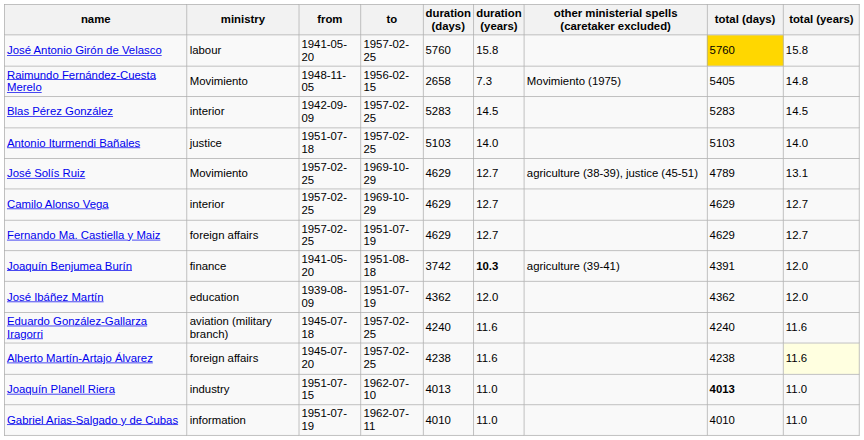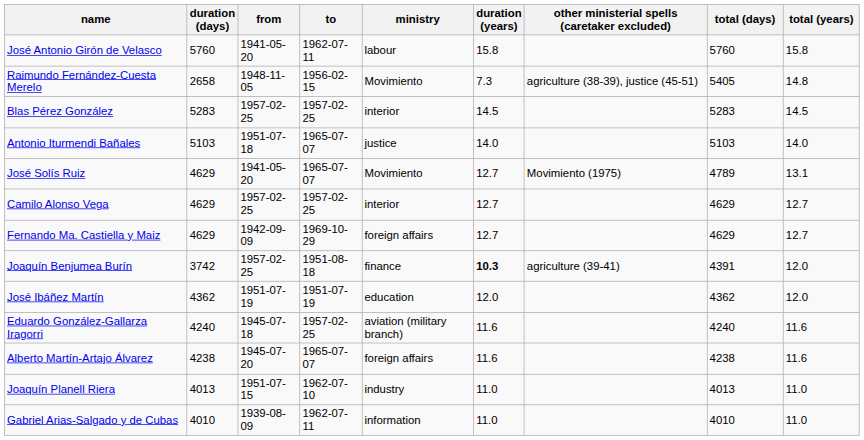columns swapped: (243, 19) <-> (448, 19)
(386, 50) 1957-02-25 -> (325, 50) 1962-07-11
(722, 50) gold background -> (722, 50) no background
(574, 81) Movimiento (1975) -> (612, 81) agriculture (38-39), justice (45-51)
(324, 112) 1942-09-09 -> (263, 112) 1957-02-25
(386, 143) 1957-02-25 -> (325, 143) 1965-07-07
(324, 173) 1957-02-25 -> (263, 173) 1941-05-20
(386, 173) 1969-10-29 -> (325, 173) 1965-07-07
(612, 173) agriculture (38-39), justice (45-51) -> (574, 173) Movimiento (1975)
(386, 204) 1969-10-29 -> (325, 204) 1957-02-25
(324, 235) 1957-02-25 -> (263, 235) 1942-09-09
(386, 235) 1951-07-19 -> (325, 235) 1969-10-29
(324, 266) 1941-05-20 -> (263, 266) 1957-02-25
(324, 297) 1939-08-09 -> (263, 297) 1951-07-19
(386, 358) 1957-02-25 -> (325, 358) 1965-07-07
(796, 358) lightyellow background -> (796, 358) no background
(722, 389) bold -> (722, 389) normal
(324, 420) 1951-07-19 -> (263, 420) 1939-08-09
